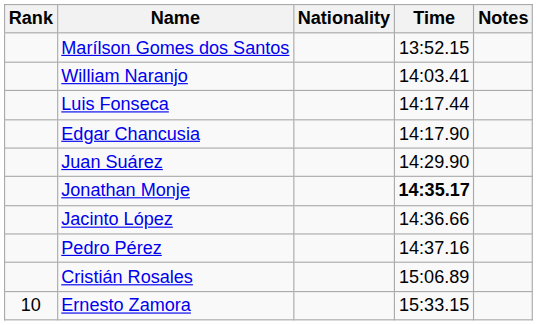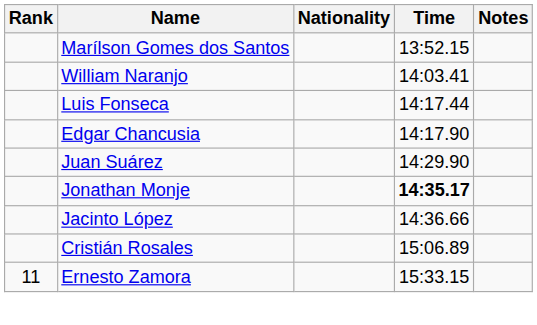- row: (112, 248)
(31, 305) 10 -> (31, 276) 11
